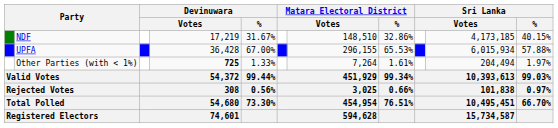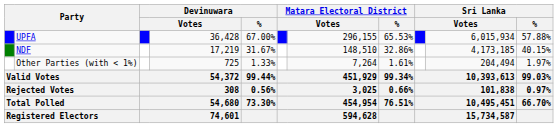rows swapped: (26, 50) <-> (24, 37)
(232, 63) bold -> (232, 63) normal
